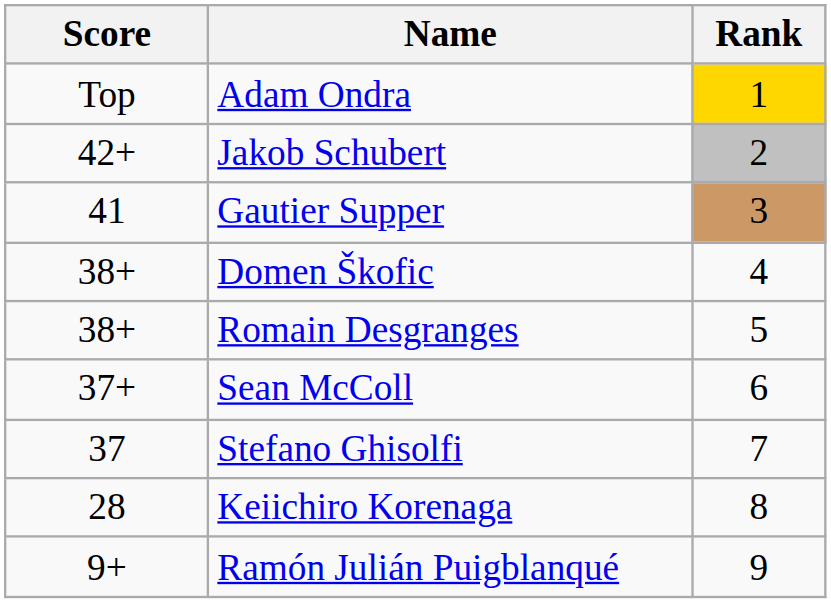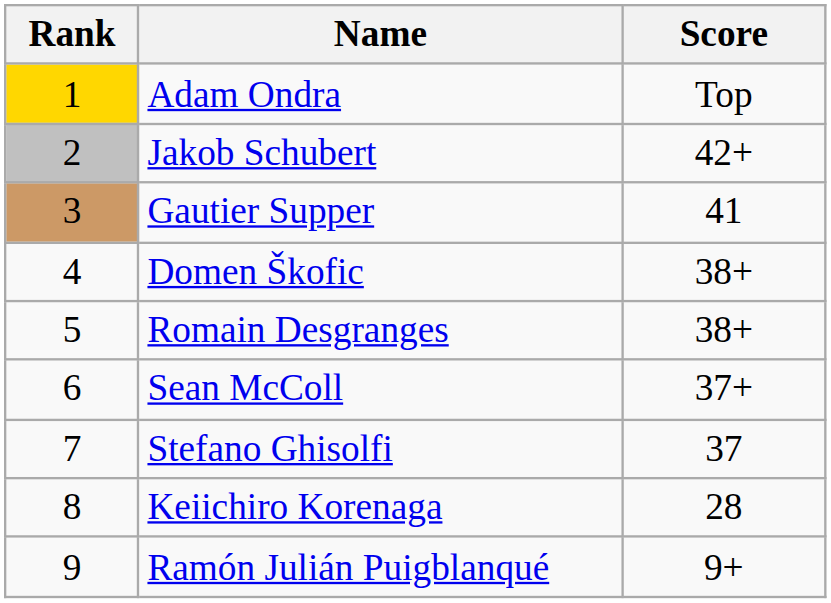columns swapped: (759, 34) <-> (107, 34)
